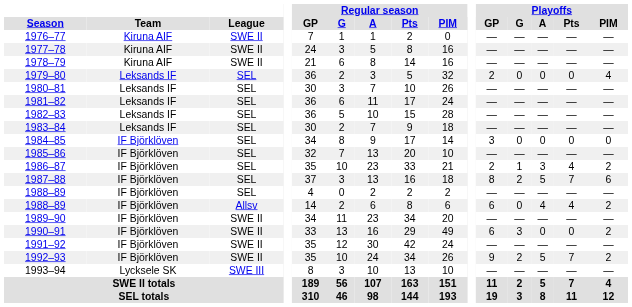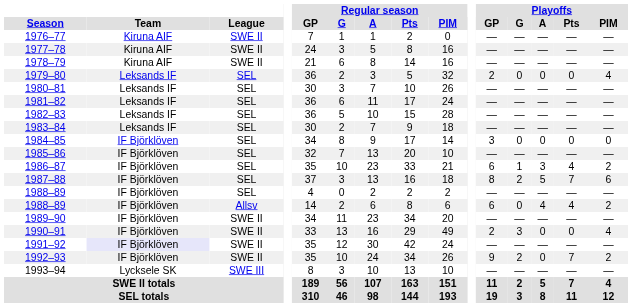(492, 166) 2 -> (492, 166) 6
(492, 231) 6 -> (492, 231) 2
(608, 231) 2 -> (608, 231) 4
(148, 244) no background -> (148, 244) lavender background
(543, 257) 5 -> (543, 257) 0
